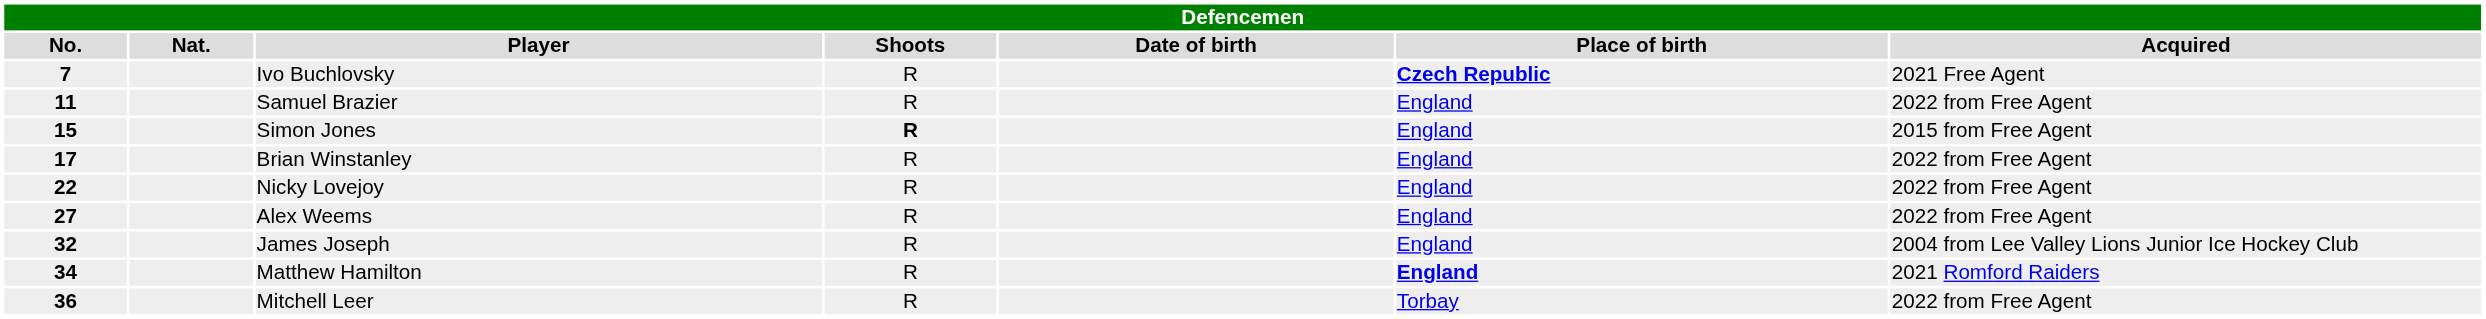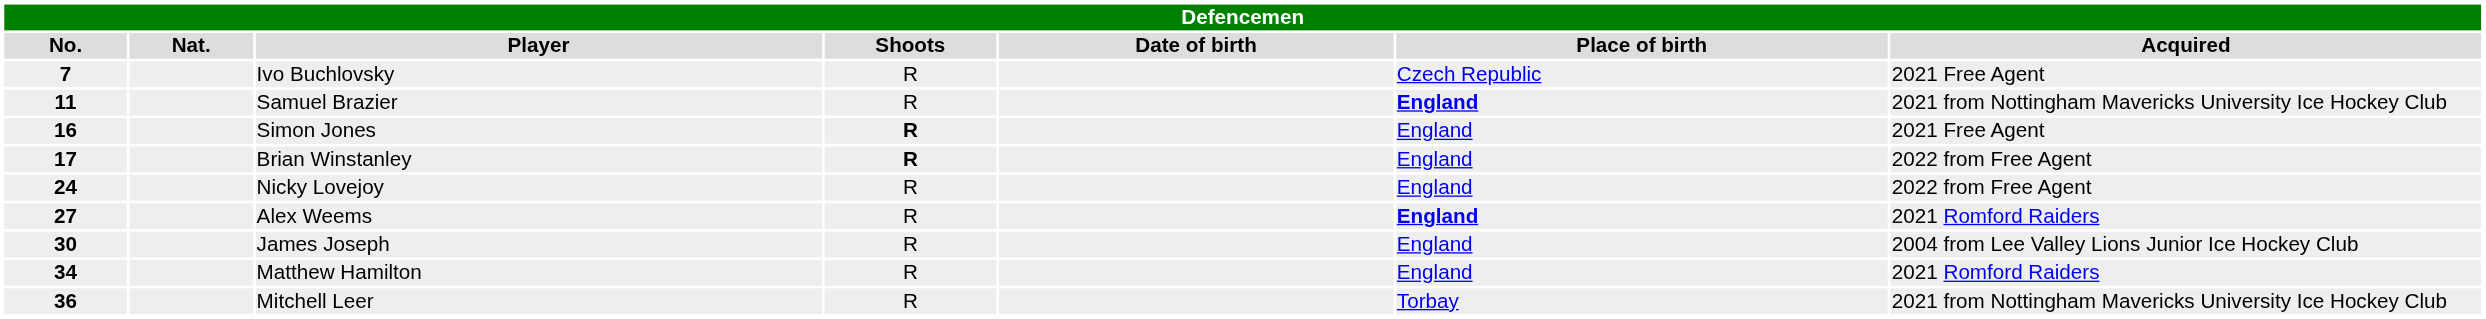(1474, 74) bold -> (1469, 74) normal
(1435, 102) normal -> (1438, 102) bold
(1992, 102) 2022 from Free Agent -> (2169, 102) 2021 from Nottingham Mavericks University Ice Hockey Club
(66, 130) 15 -> (66, 130) 16
(1992, 130) 2015 from Free Agent -> (1968, 130) 2021 Free Agent
(910, 159) normal -> (910, 159) bold
(66, 187) 22 -> (66, 187) 24
(1435, 215) normal -> (1438, 215) bold
(1992, 215) 2022 from Free Agent -> (1996, 215) 2021 Romford Raiders
(66, 244) 32 -> (66, 244) 30
(1438, 272) bold -> (1435, 272) normal
(1992, 301) 2022 from Free Agent -> (2169, 301) 2021 from Nottingham Mavericks University Ice Hockey Club
